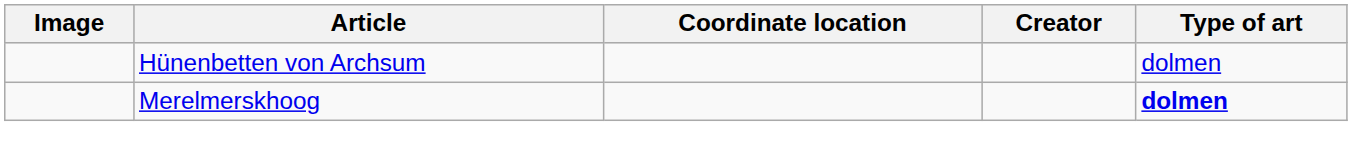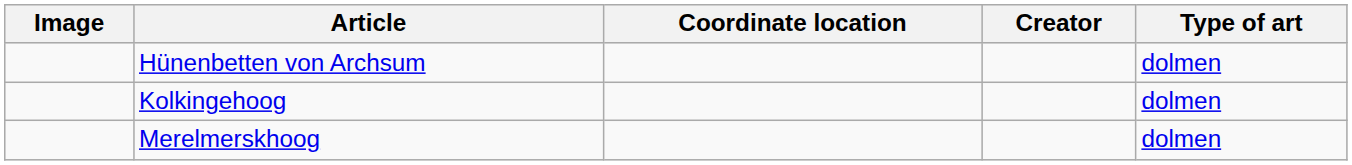+ row: (213, 100)
(1185, 100) bold -> (1181, 139) normal
